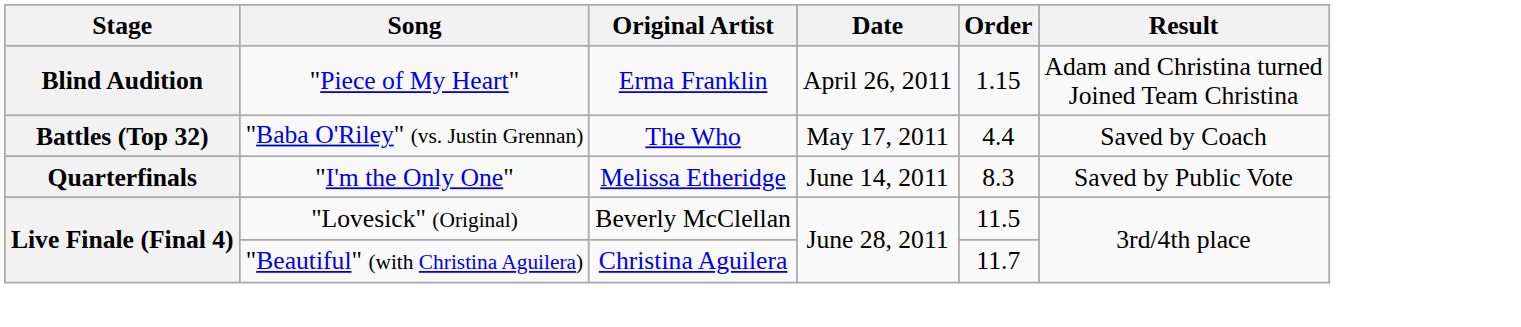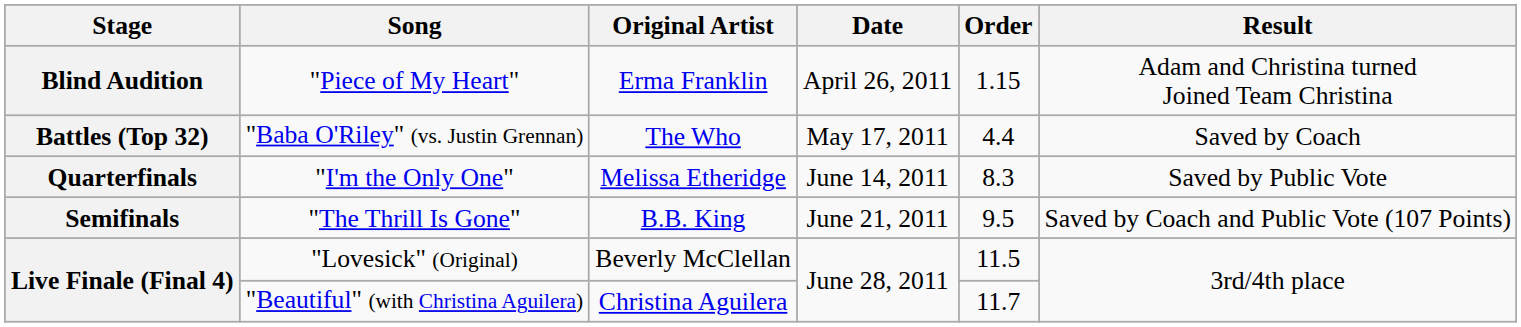+ row: (414, 218)
